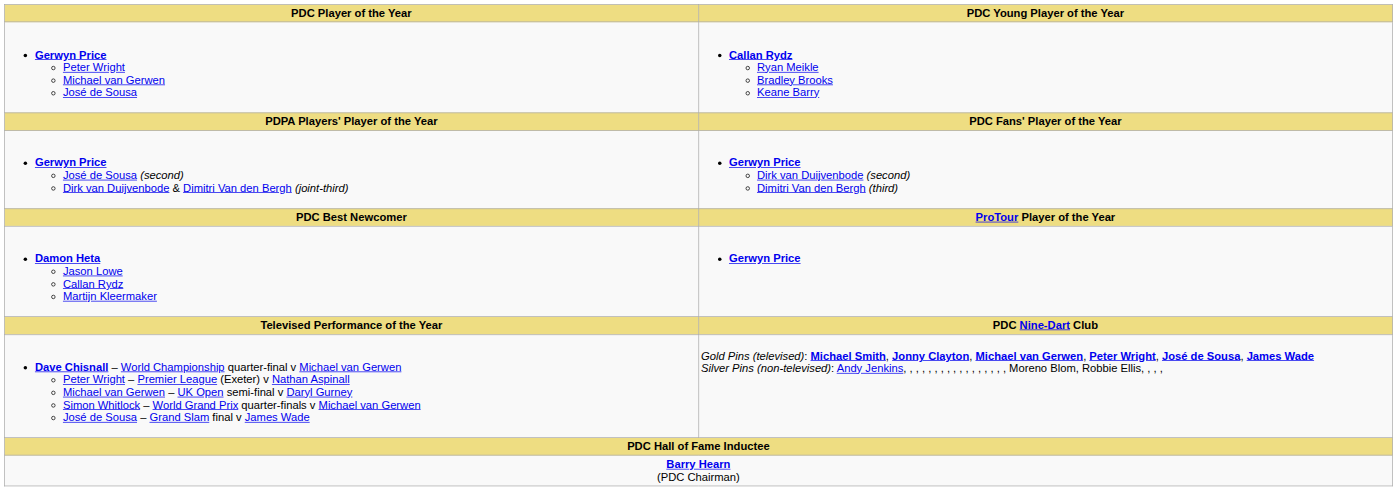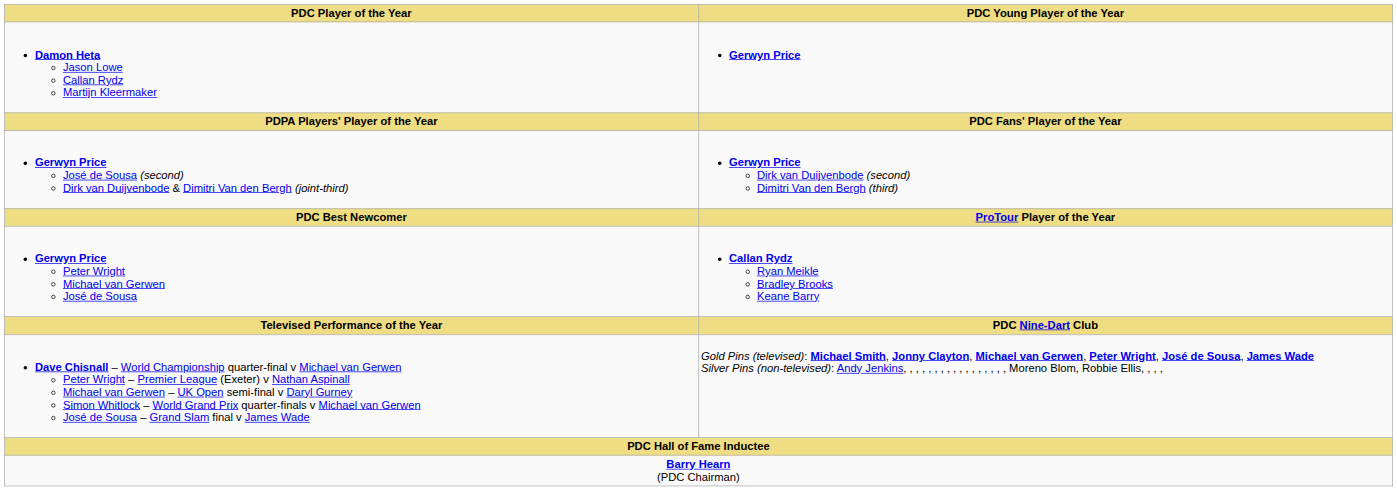rows swapped: (351, 74) <-> (351, 278)
